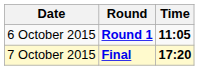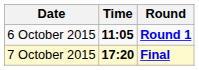columns swapped: (175, 14) <-> (127, 14)
